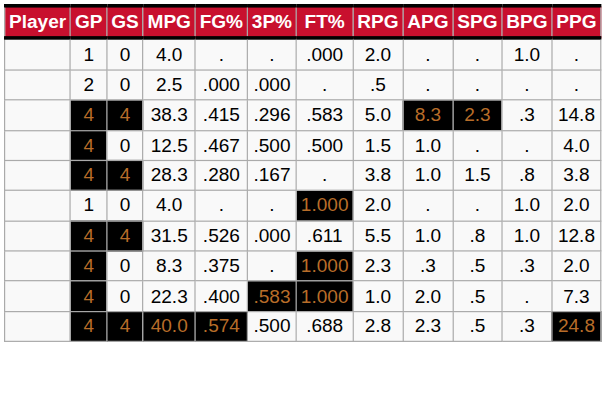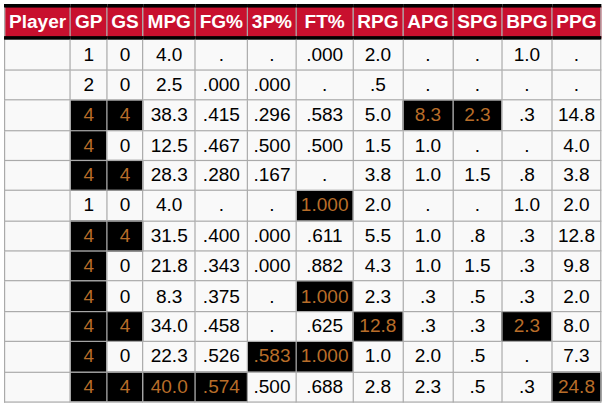(221, 235) .526 -> (221, 235) .400
(527, 235) 1.0 -> (527, 235) .3
+ row: (89, 265)
+ row: (89, 326)
(221, 296) .400 -> (221, 356) .526
